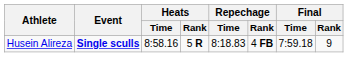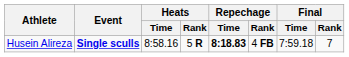(228, 44) normal -> (229, 44) bold
(329, 44) 9 -> (330, 44) 7
